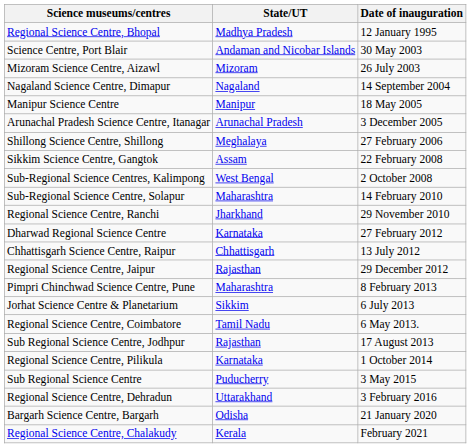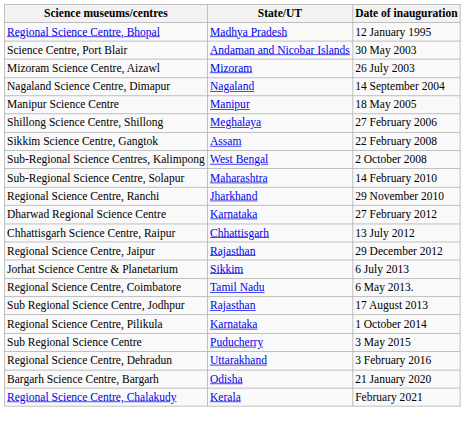- row: (109, 123)
- row: (101, 287)
